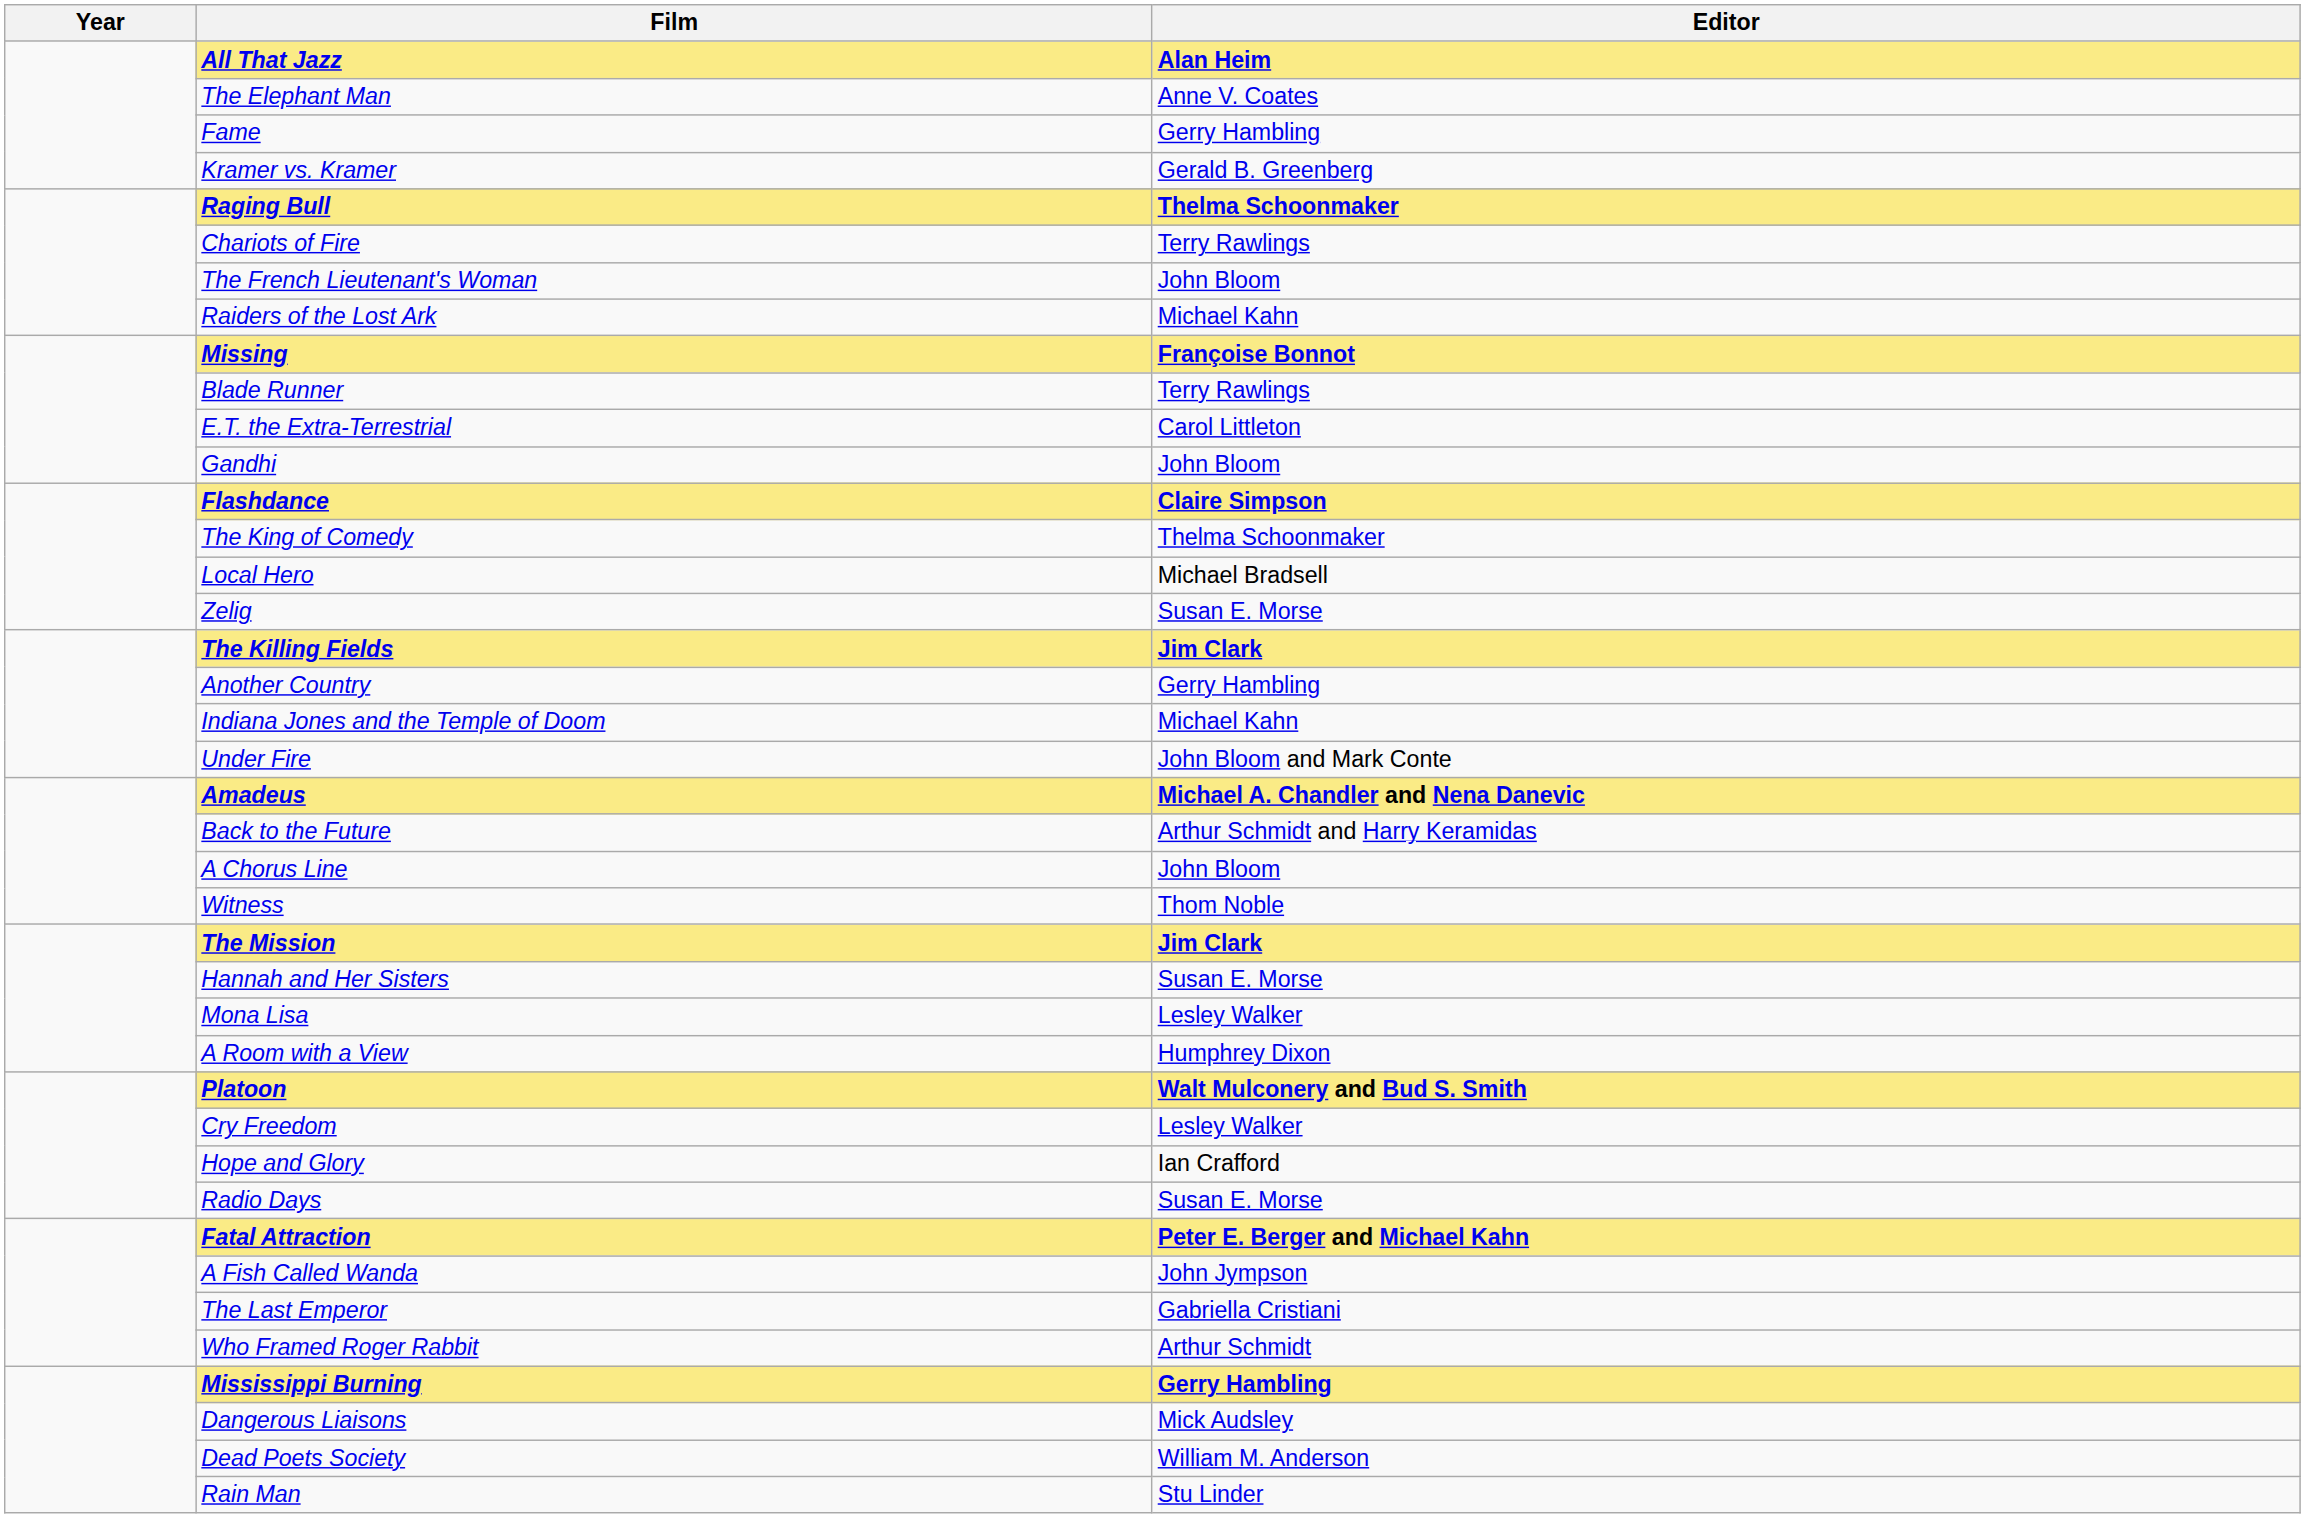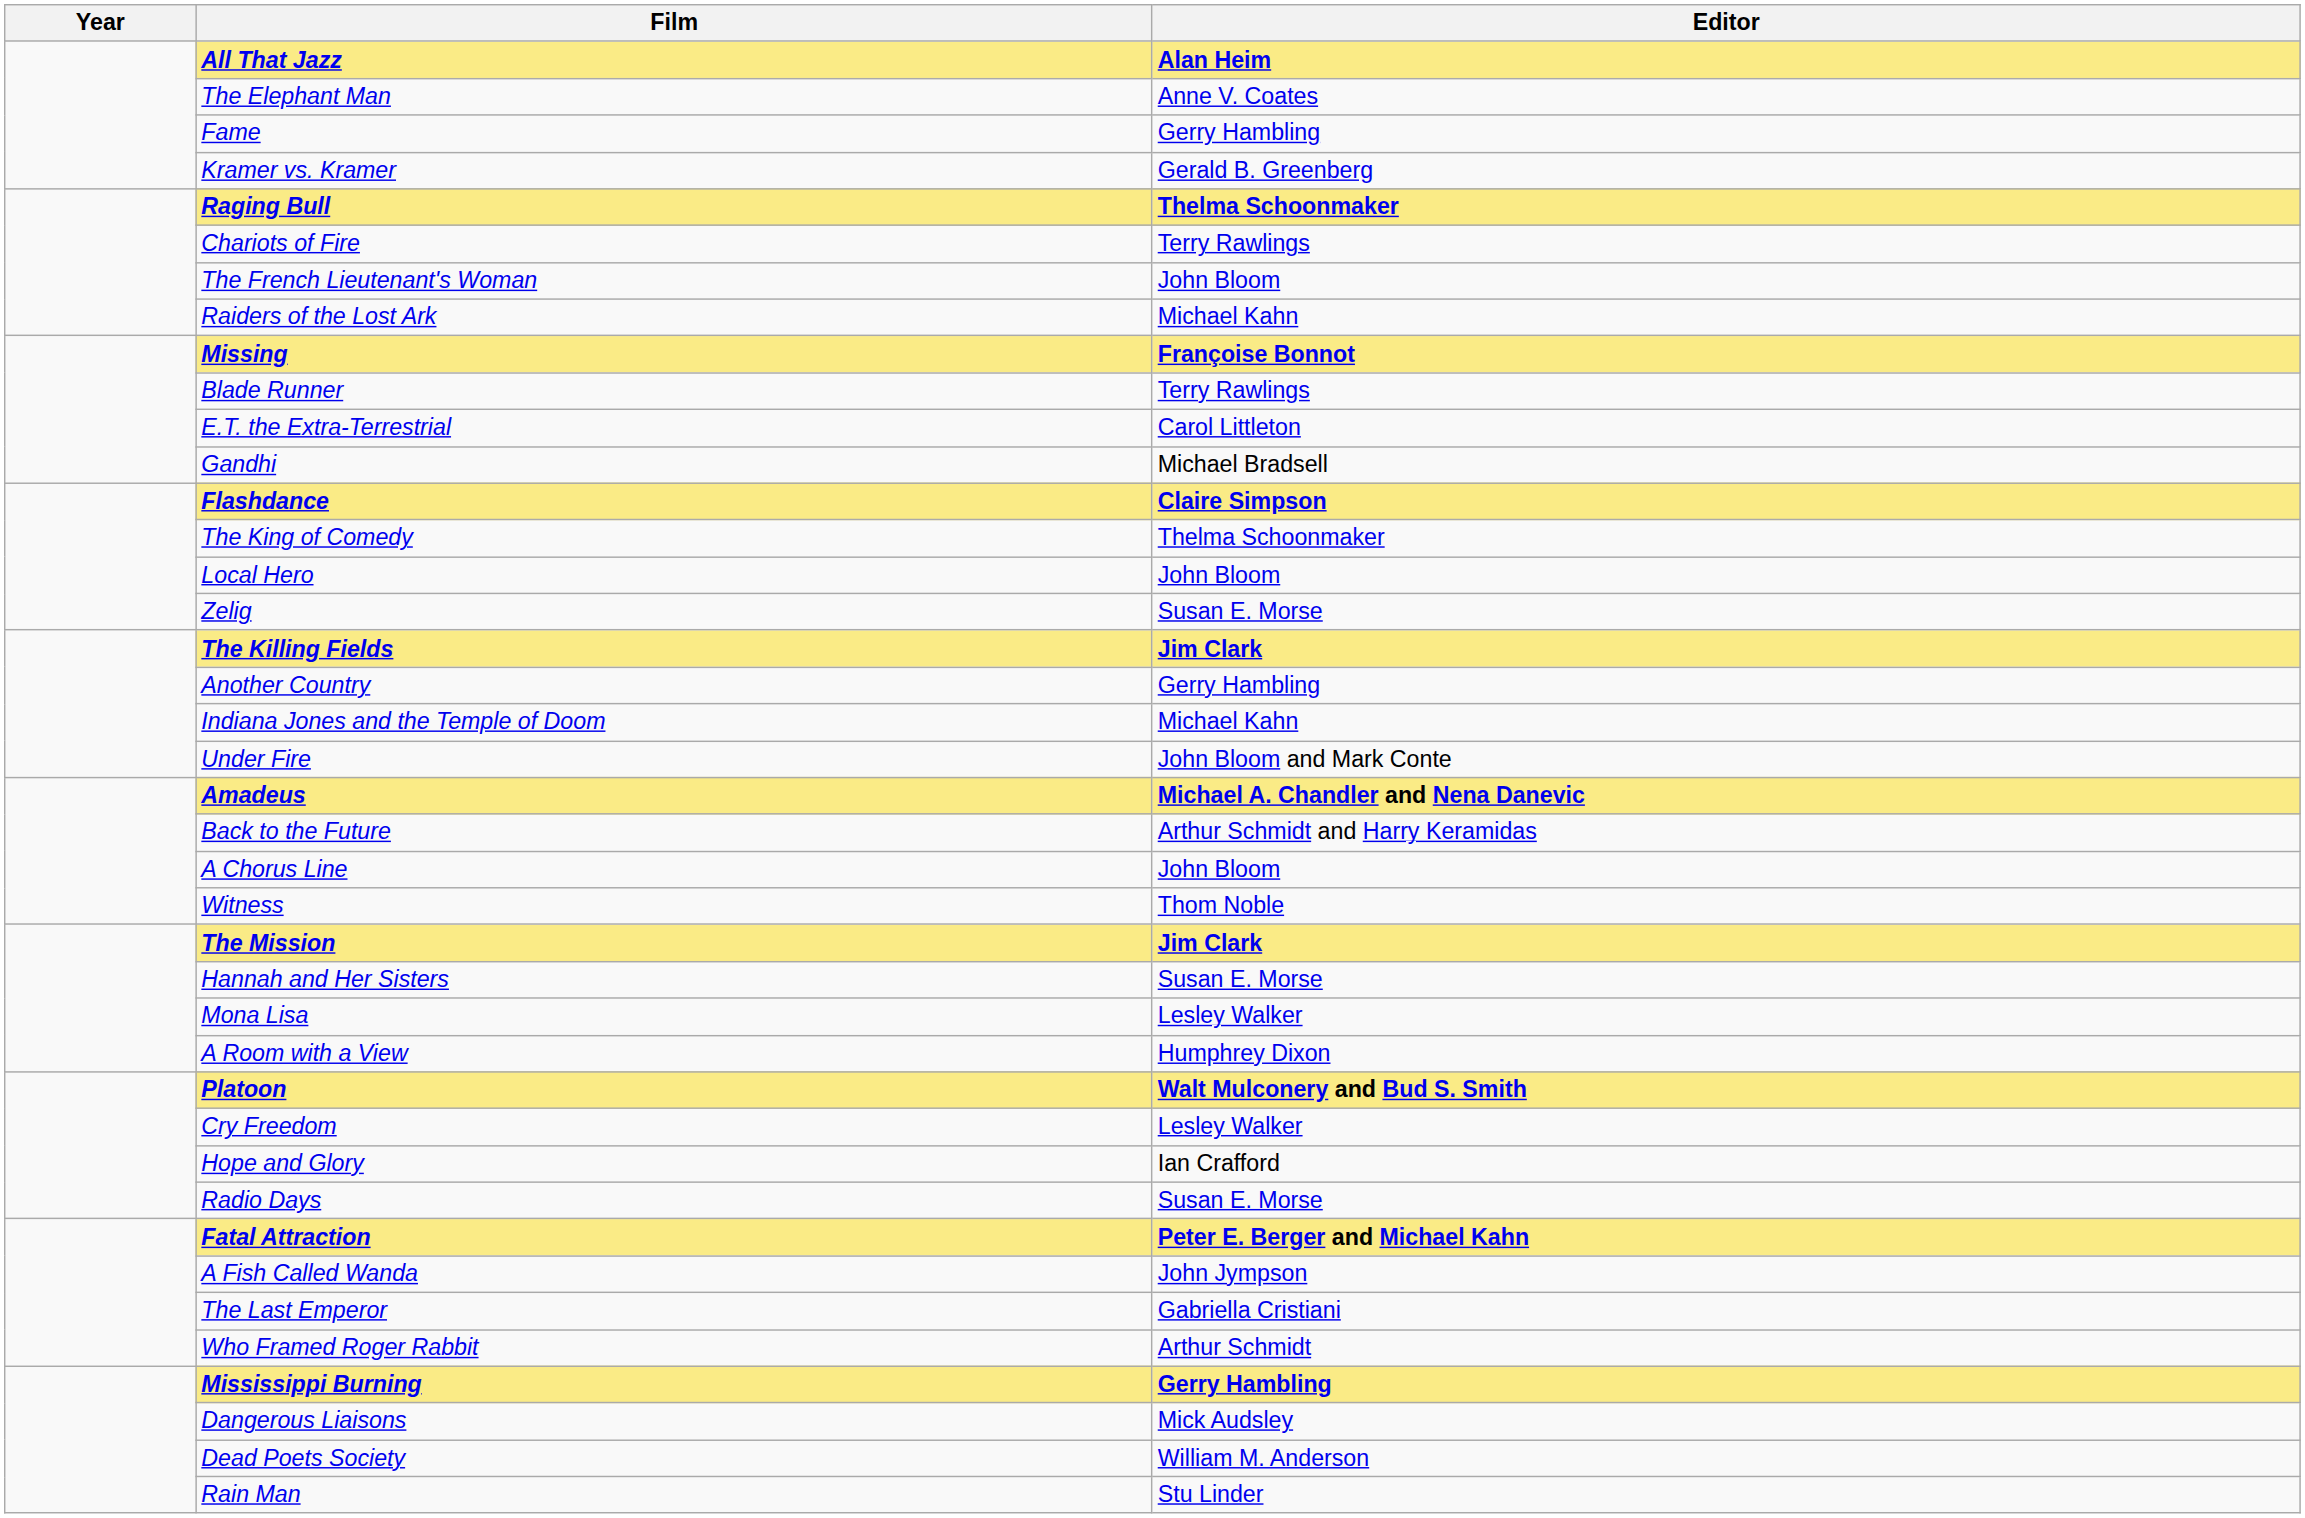(1219, 464) John Bloom -> (1243, 464) Michael Bradsell
(1243, 574) Michael Bradsell -> (1219, 574) John Bloom
